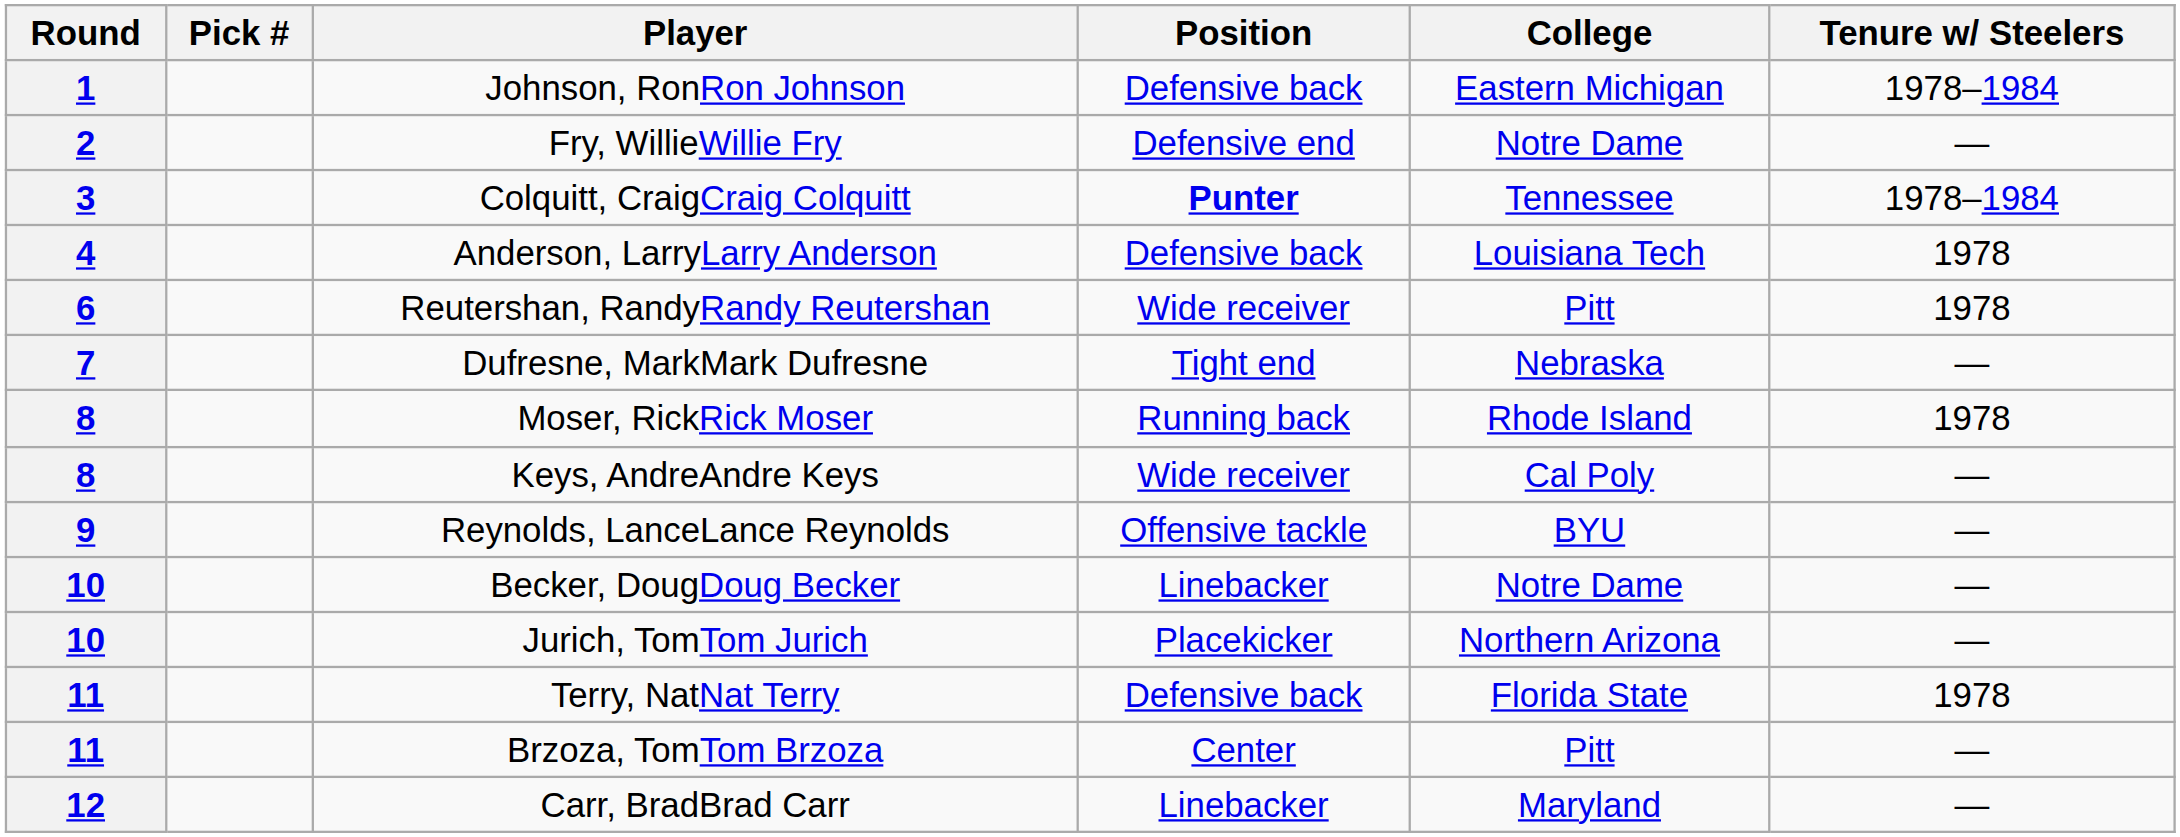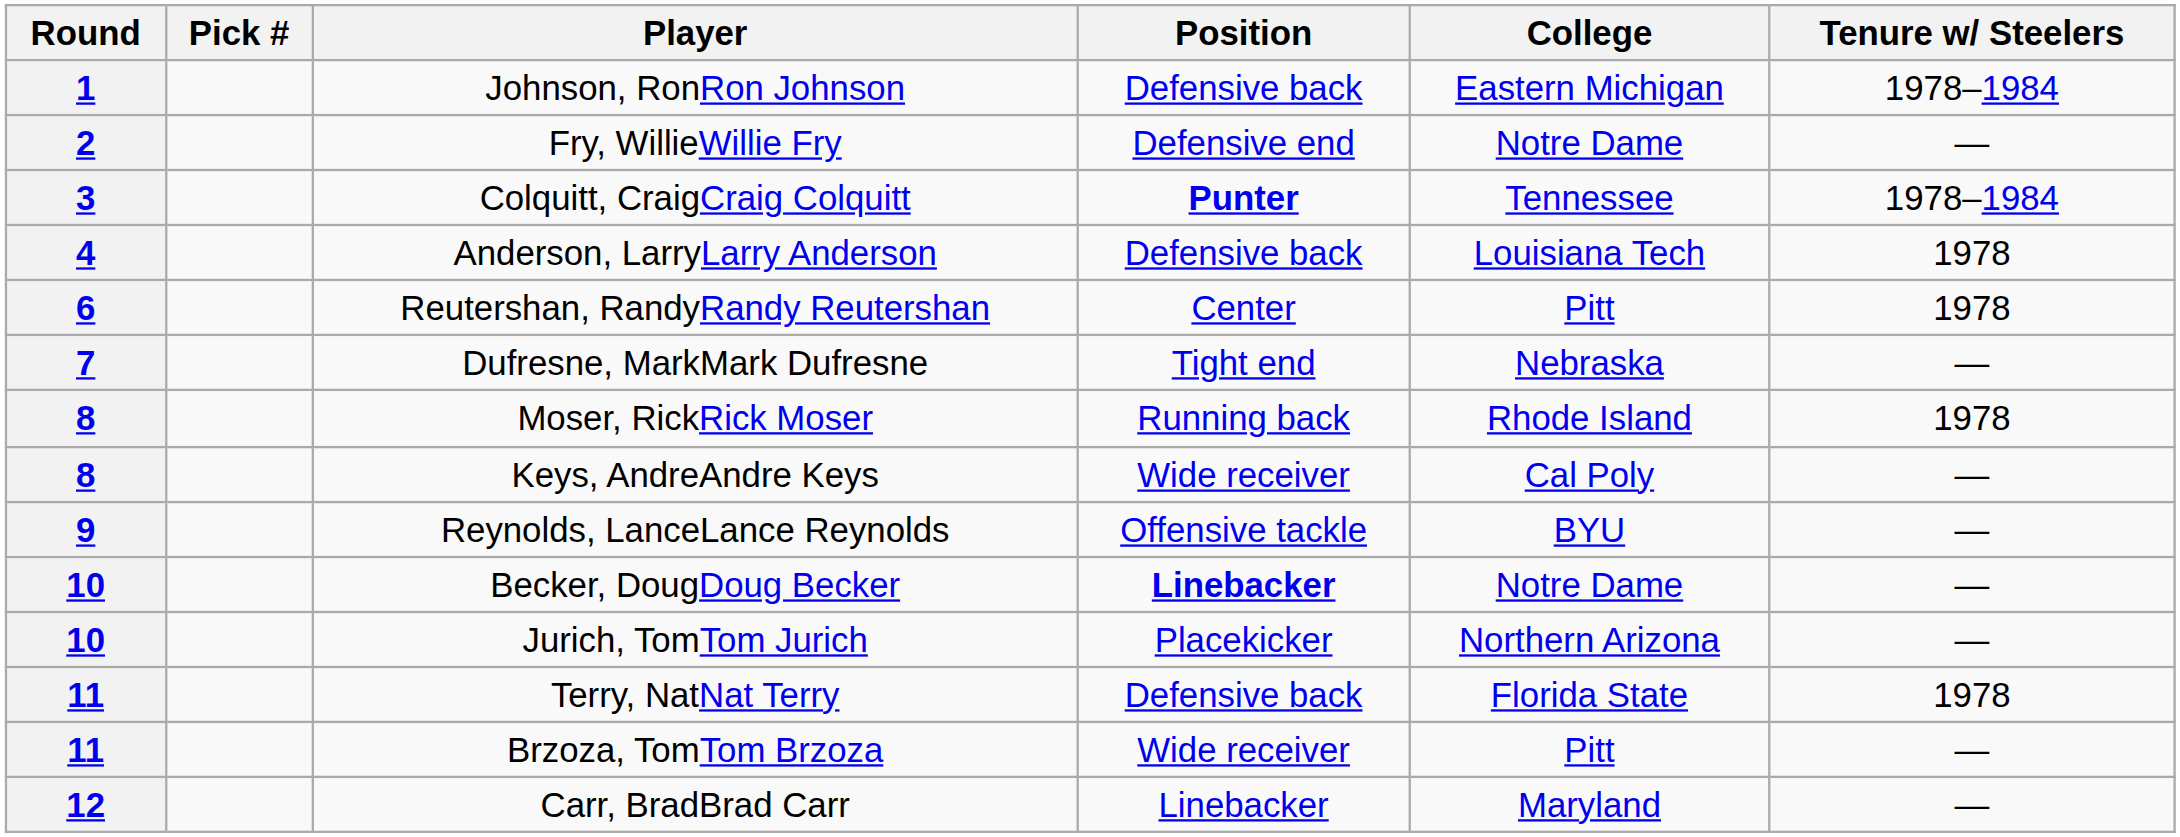(1244, 308) Wide receiver -> (1244, 308) Center
(1244, 584) normal -> (1244, 584) bold
(1244, 749) Center -> (1244, 749) Wide receiver
